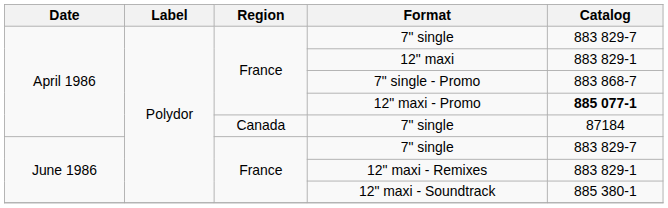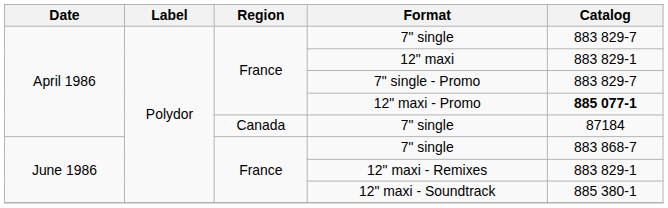(605, 81) 883 868-7 -> (605, 81) 883 829-7
(605, 147) 883 829-7 -> (605, 147) 883 868-7
